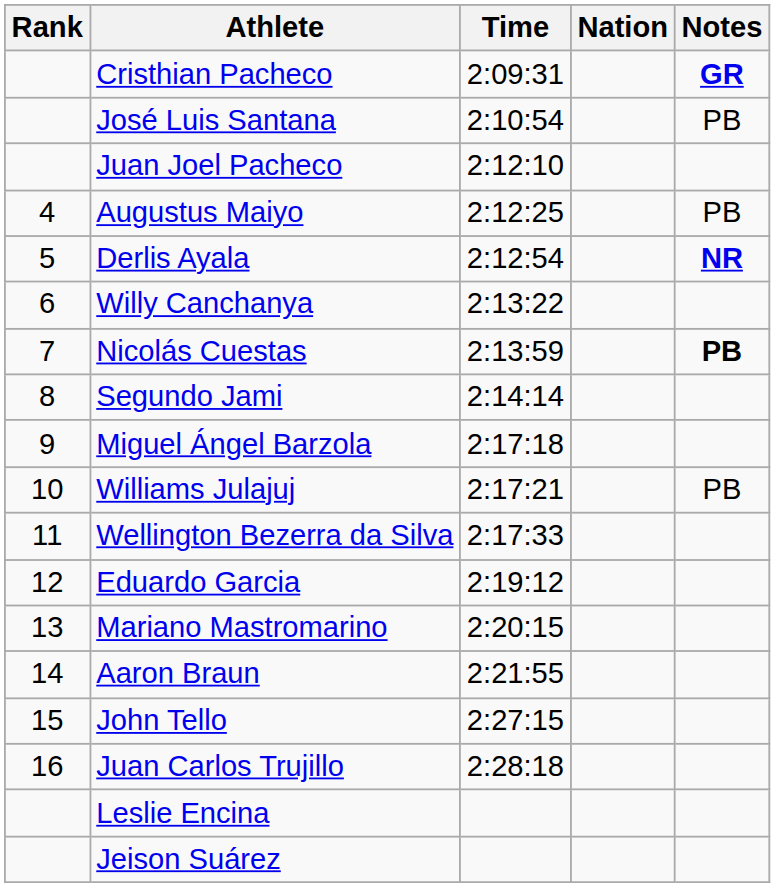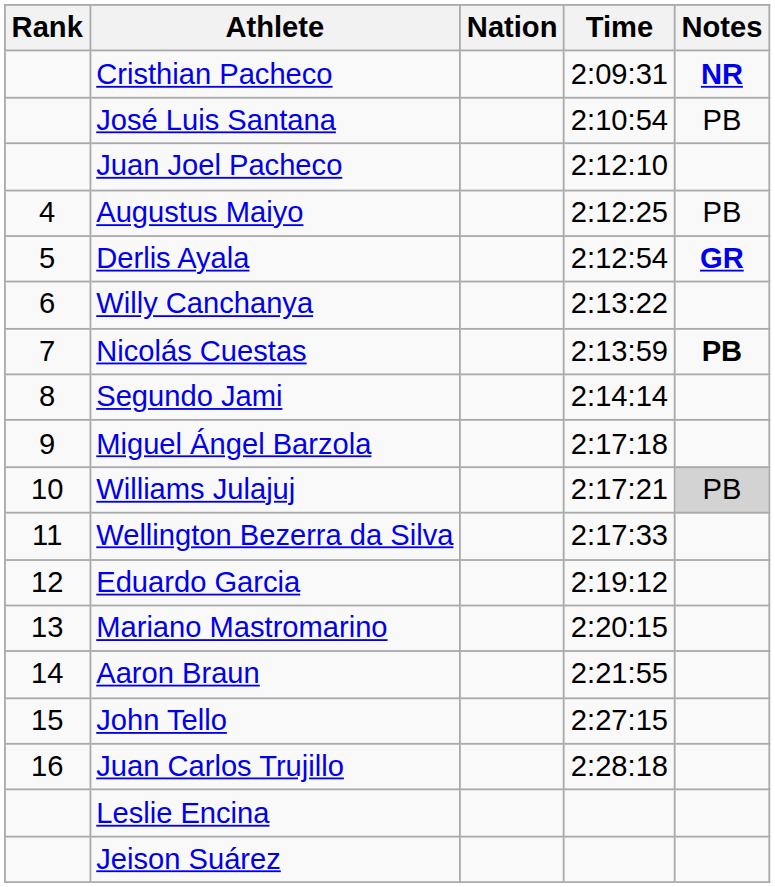columns swapped: (623, 27) <-> (515, 27)
(722, 73) GR -> (722, 73) NR
(722, 258) NR -> (722, 258) GR
(722, 489) no background -> (722, 489) lightgrey background
